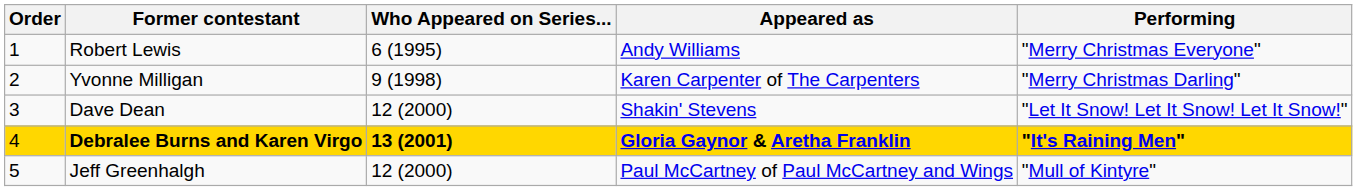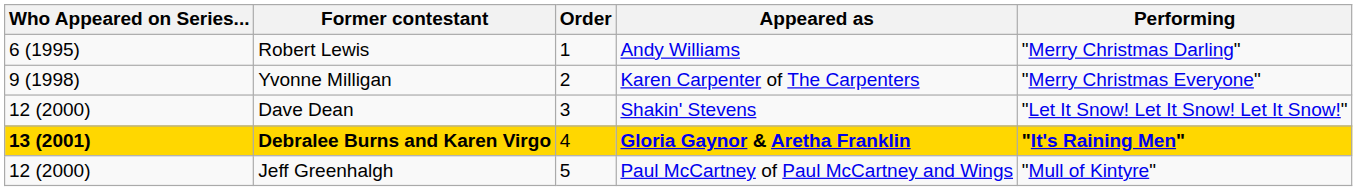columns swapped: (35, 19) <-> (491, 19)
(1141, 49) "Merry Christmas Everyone" -> (1131, 49) "Merry Christmas Darling"
(1131, 79) "Merry Christmas Darling" -> (1141, 79) "Merry Christmas Everyone"
